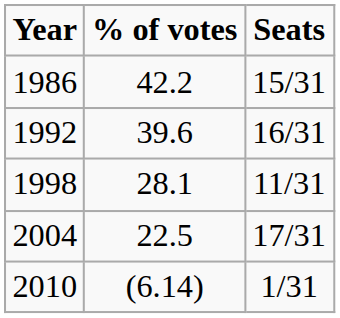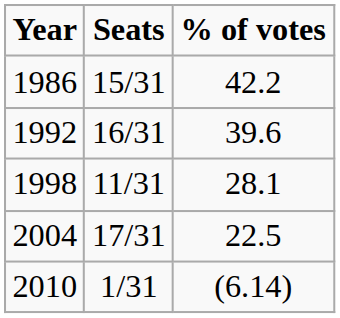columns swapped: (165, 30) <-> (289, 30)
